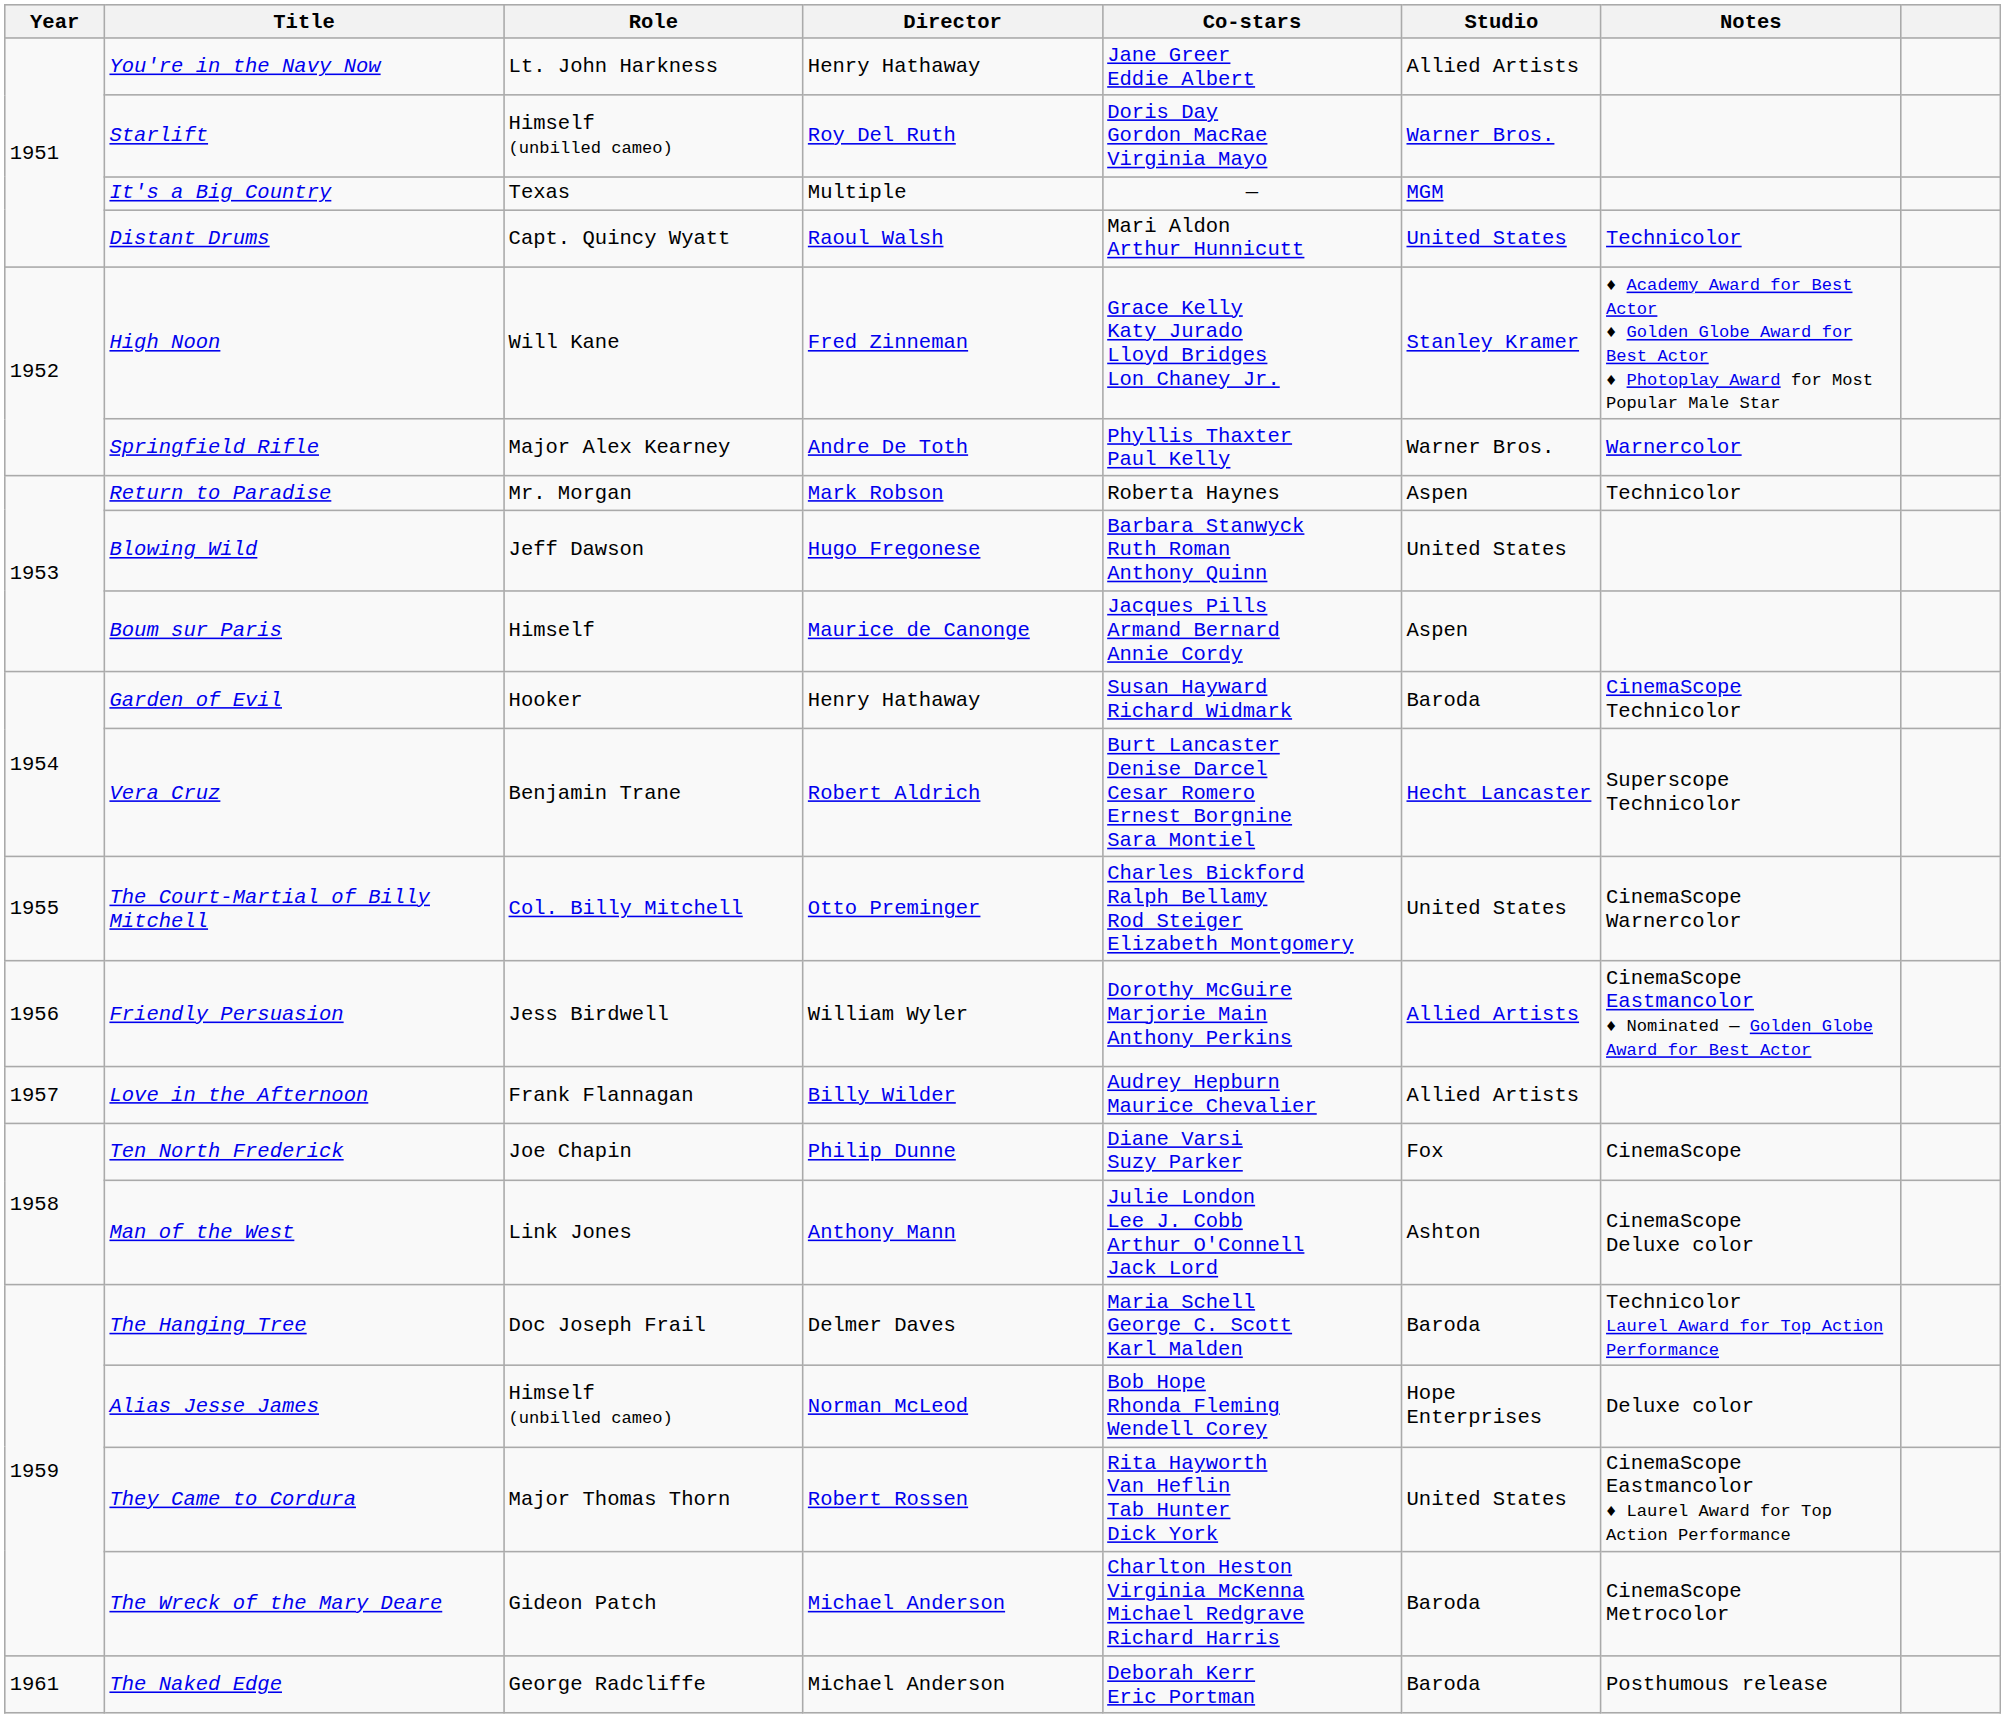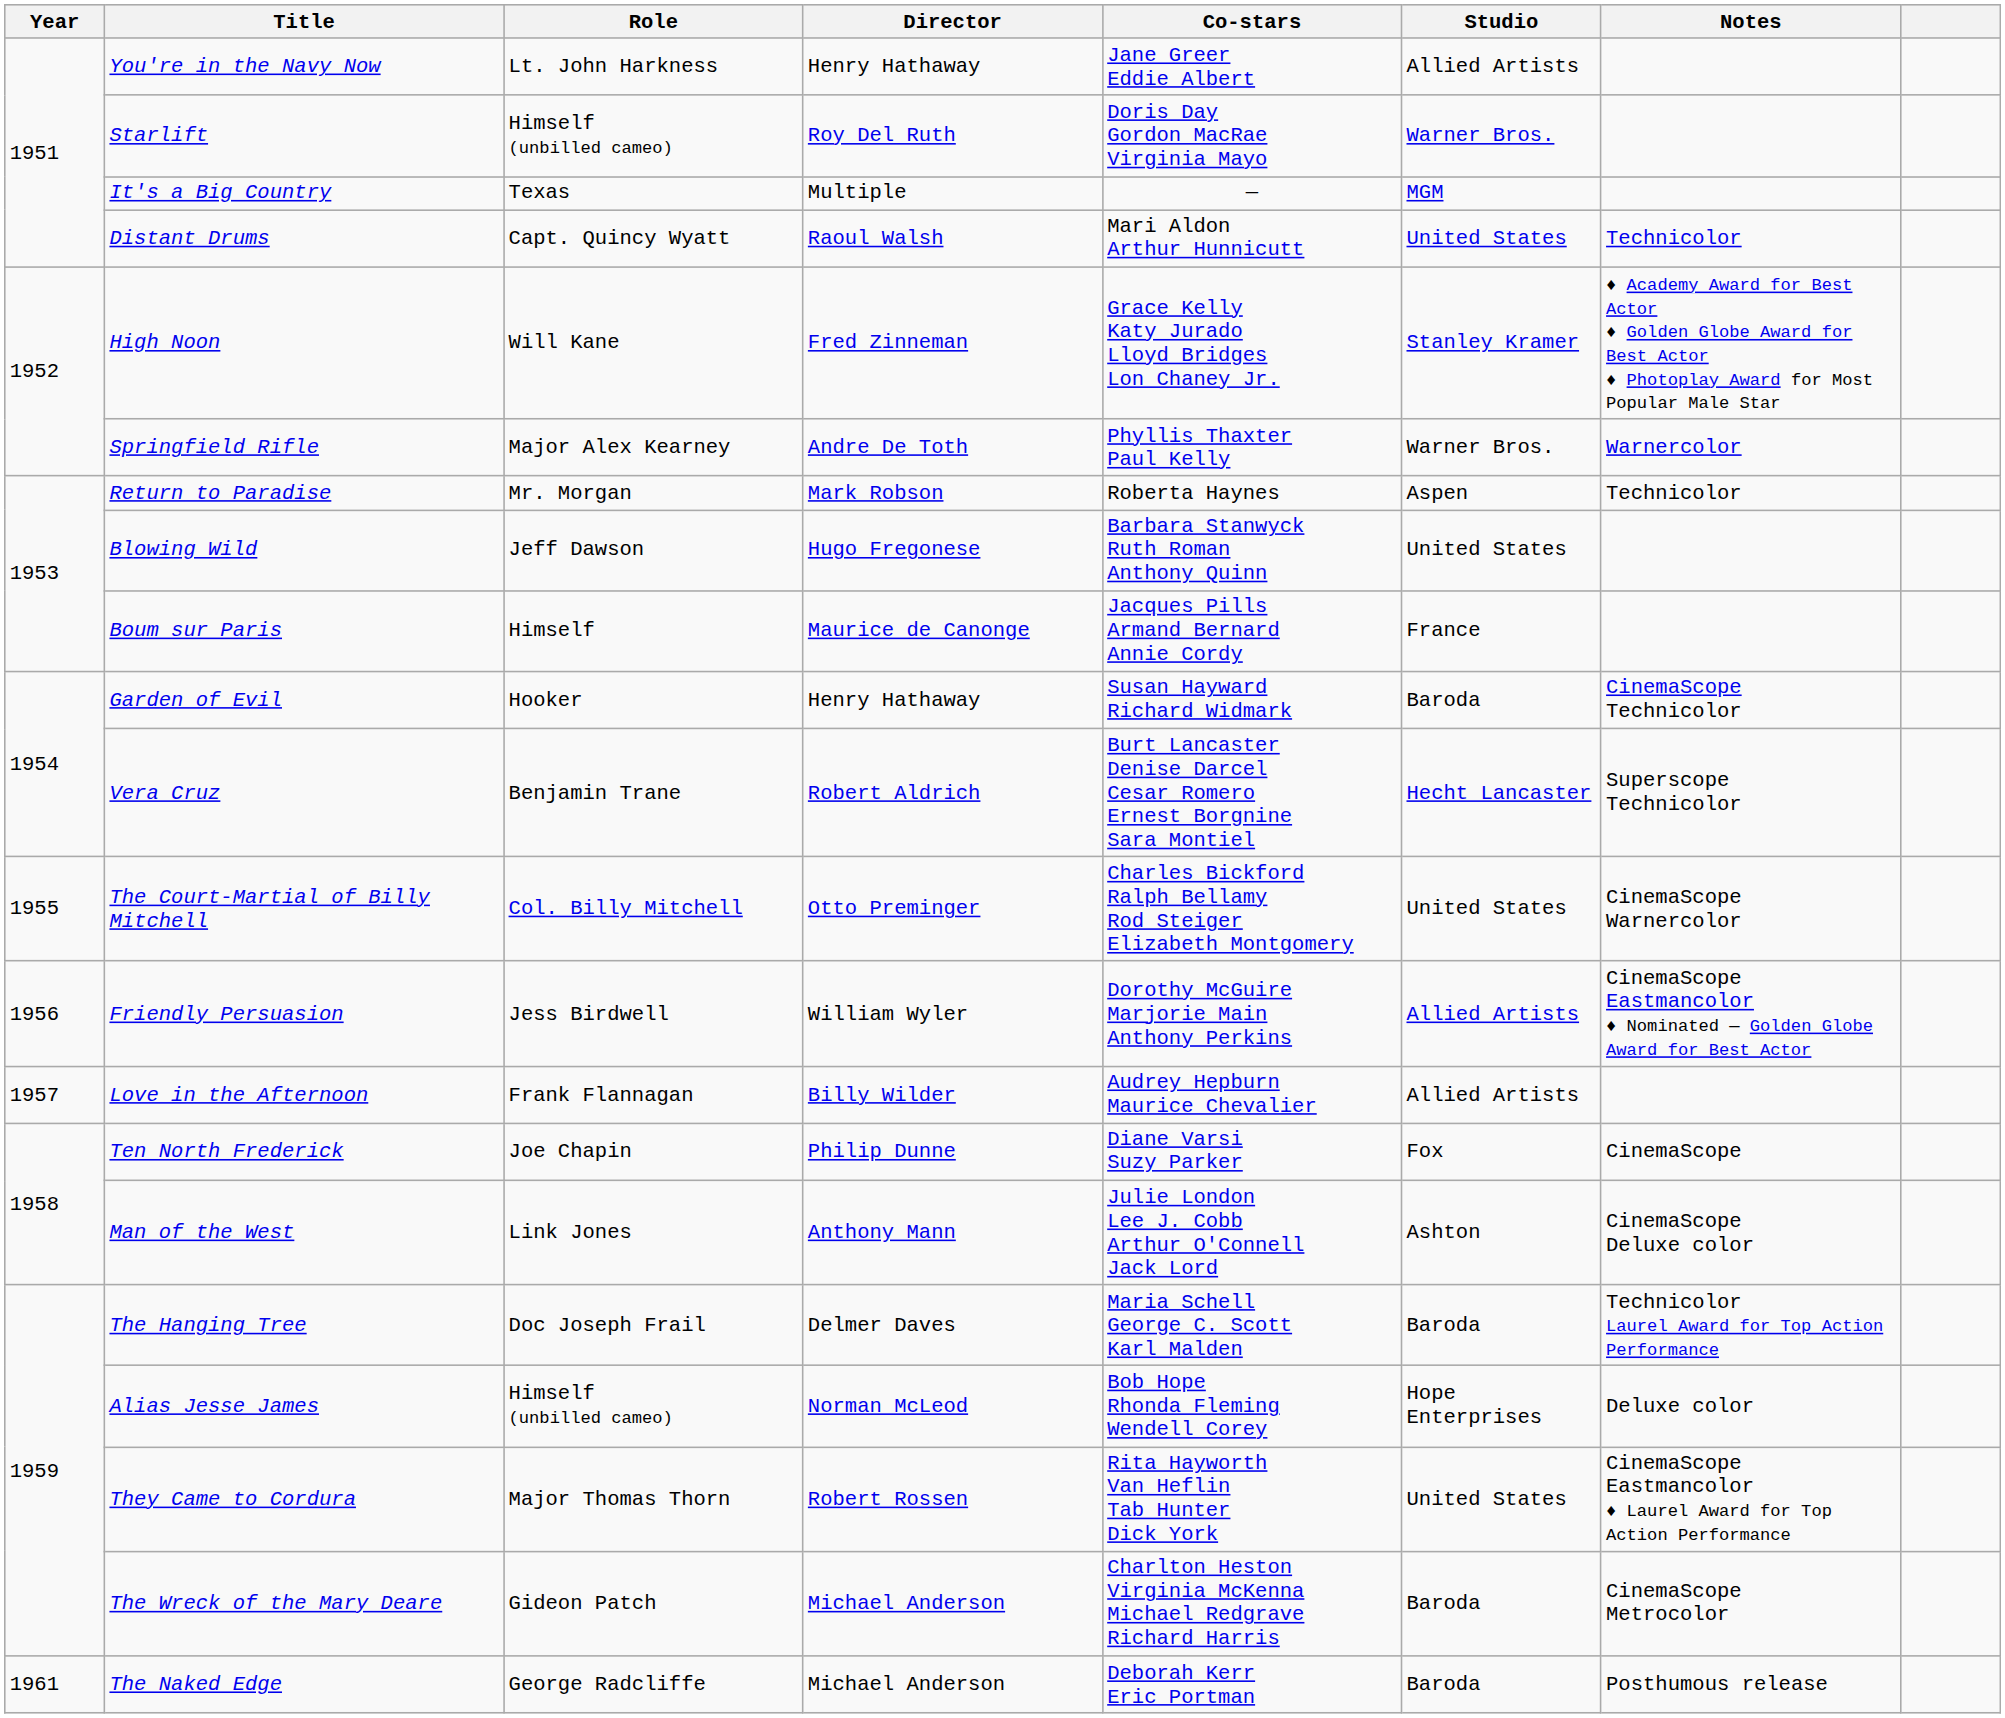(1437, 631) Aspen -> (1443, 631) France
